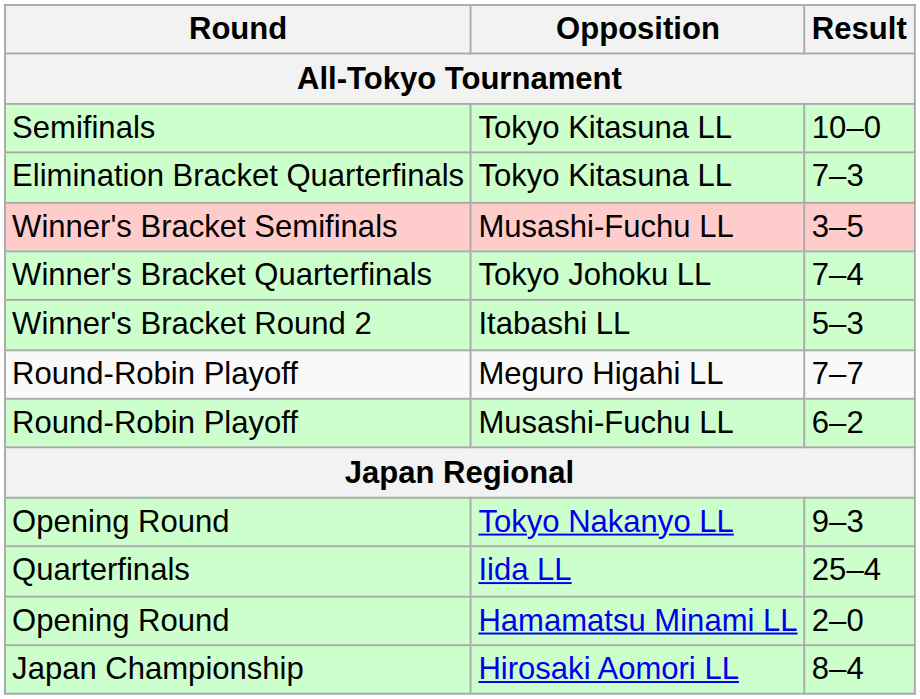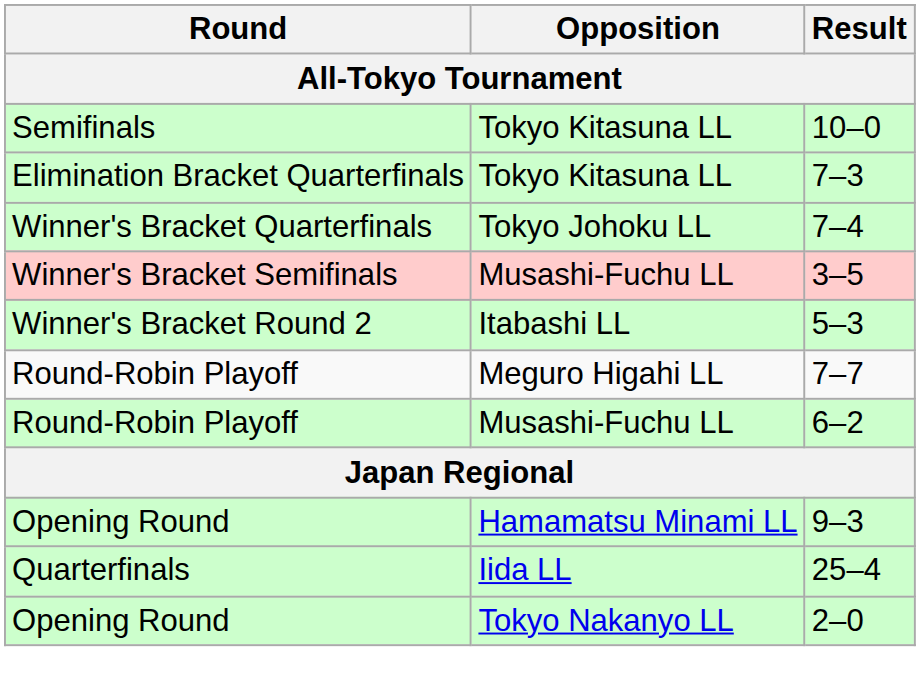rows swapped: (838, 275) <-> (838, 226)
(606, 521) Tokyo Nakanyo LL -> (638, 521) Hamamatsu Minami LL
(638, 619) Hamamatsu Minami LL -> (606, 619) Tokyo Nakanyo LL
- row: (838, 669)
